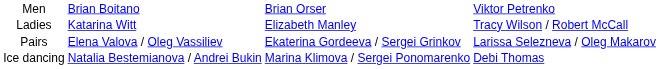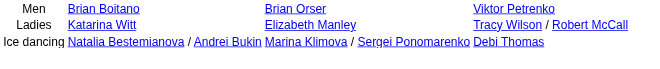- row: (34, 42)
